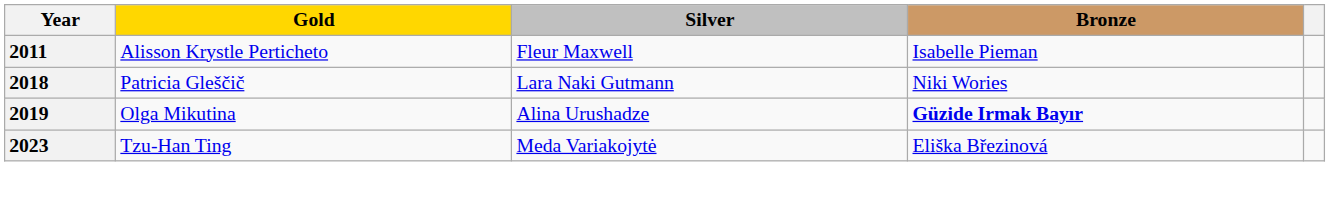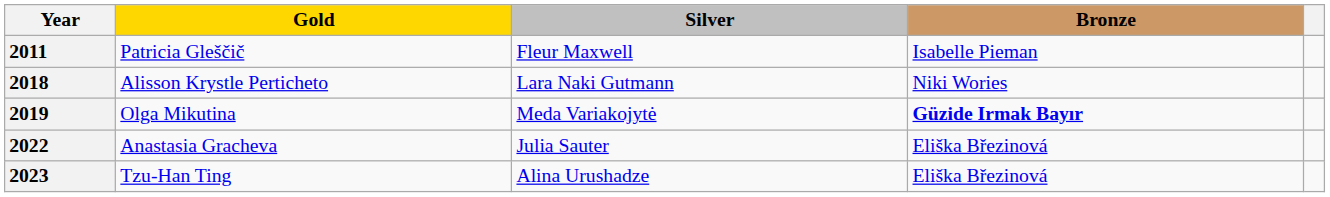(224, 51) Alisson Krystle Perticheto -> (182, 51) Patricia Gleščič
(182, 82) Patricia Gleščič -> (224, 82) Alisson Krystle Perticheto
(583, 113) Alina Urushadze -> (586, 113) Meda Variakojytė
+ row: (29, 144)
(586, 144) Meda Variakojytė -> (583, 176) Alina Urushadze
